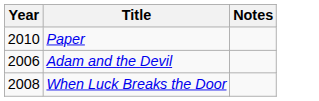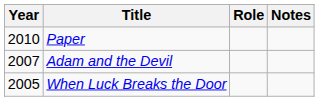+ column: (249, 15)
(24, 61) 2006 -> (24, 61) 2007
(24, 84) 2008 -> (24, 84) 2005
